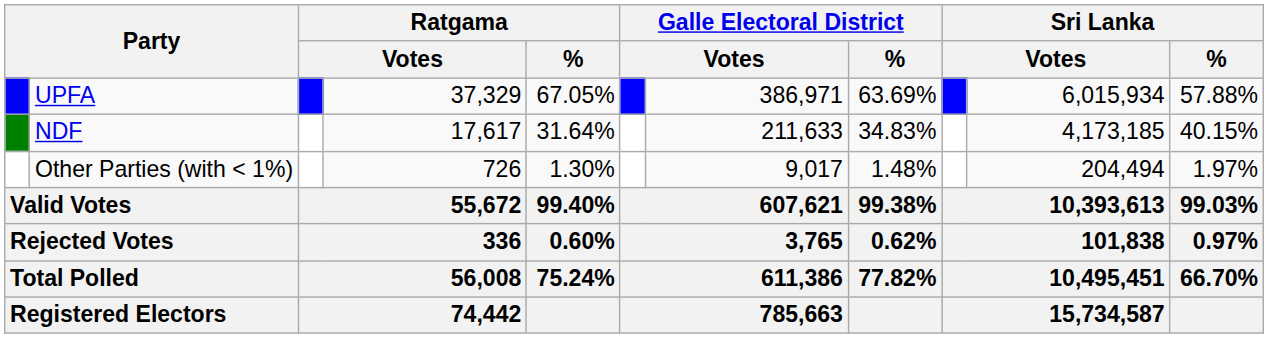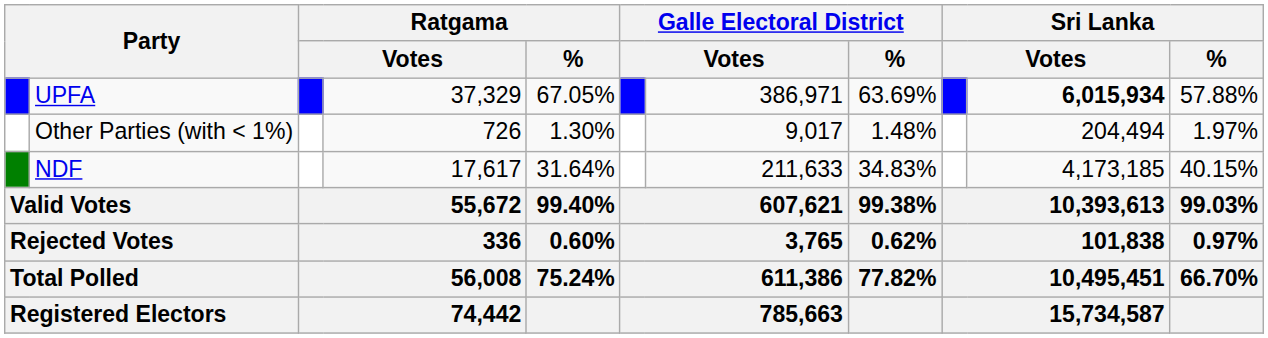(1113, 95) normal -> (1113, 95) bold
rows swapped: (59, 132) <-> (164, 168)
